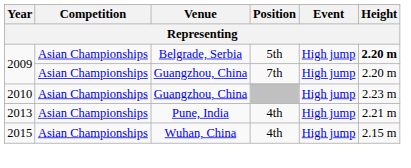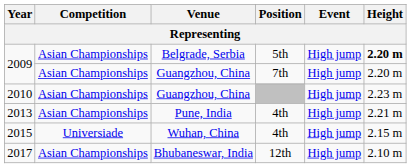(93, 133) Asian Championships -> (93, 133) Universiade
+ row: (20, 152)
